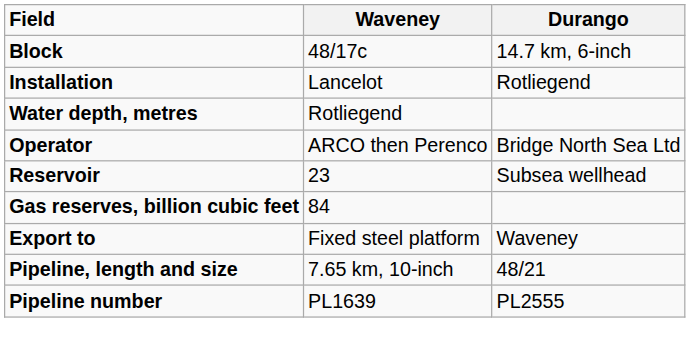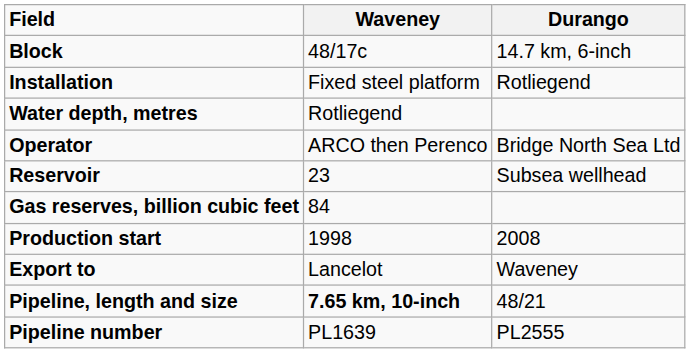(345, 82) Lancelot -> (394, 82) Fixed steel platform
+ row: (85, 238)
(394, 238) Fixed steel platform -> (345, 269) Lancelot
(381, 269) normal -> (384, 301) bold
